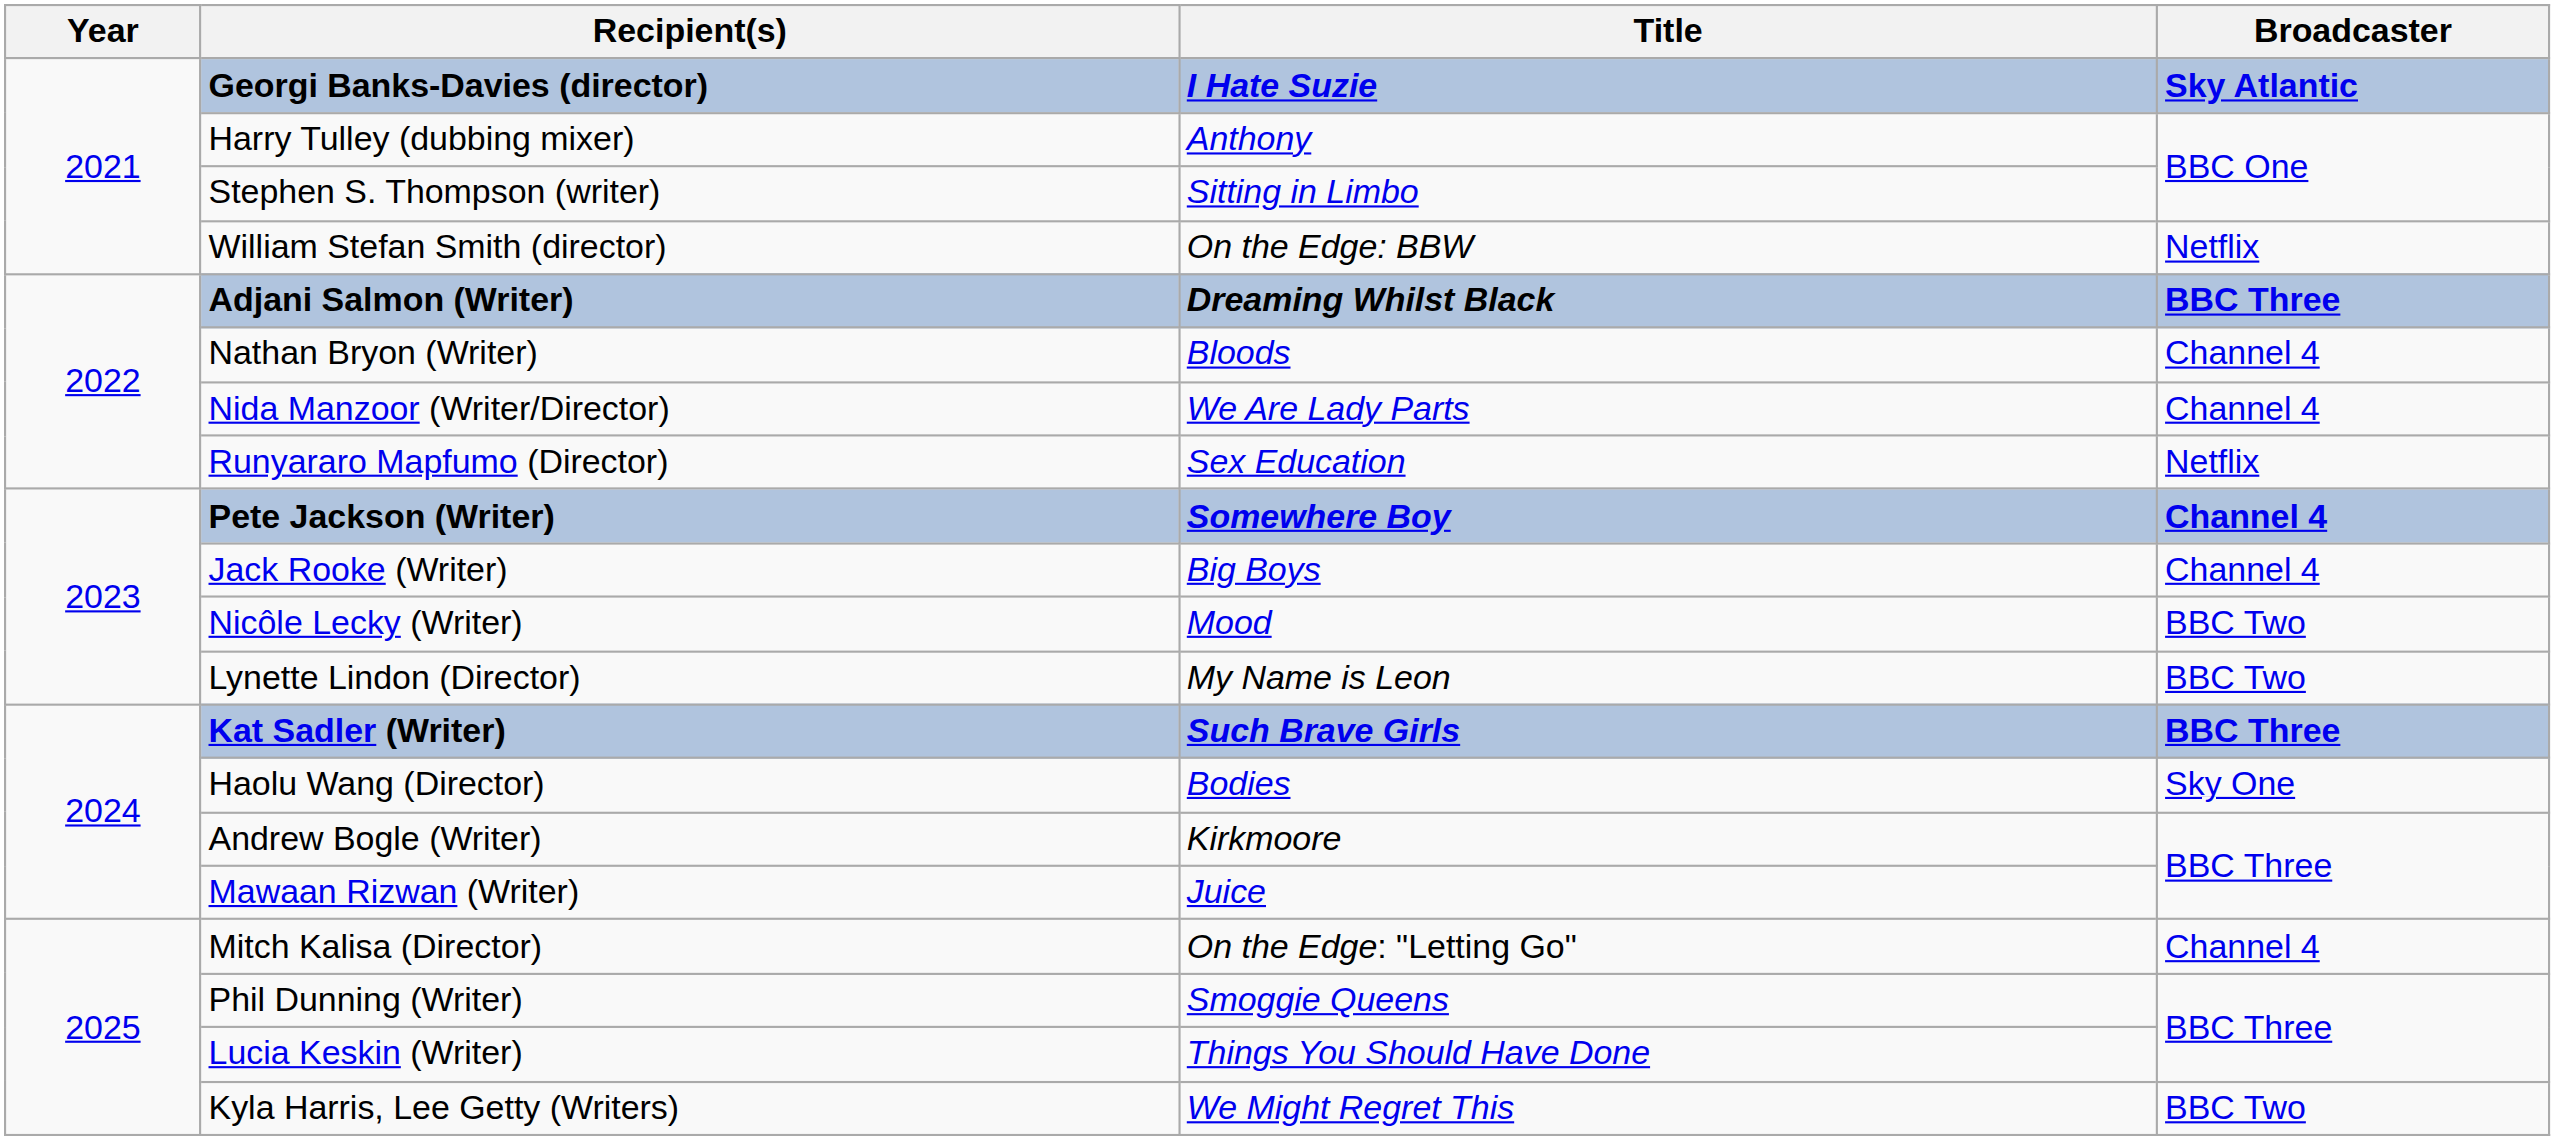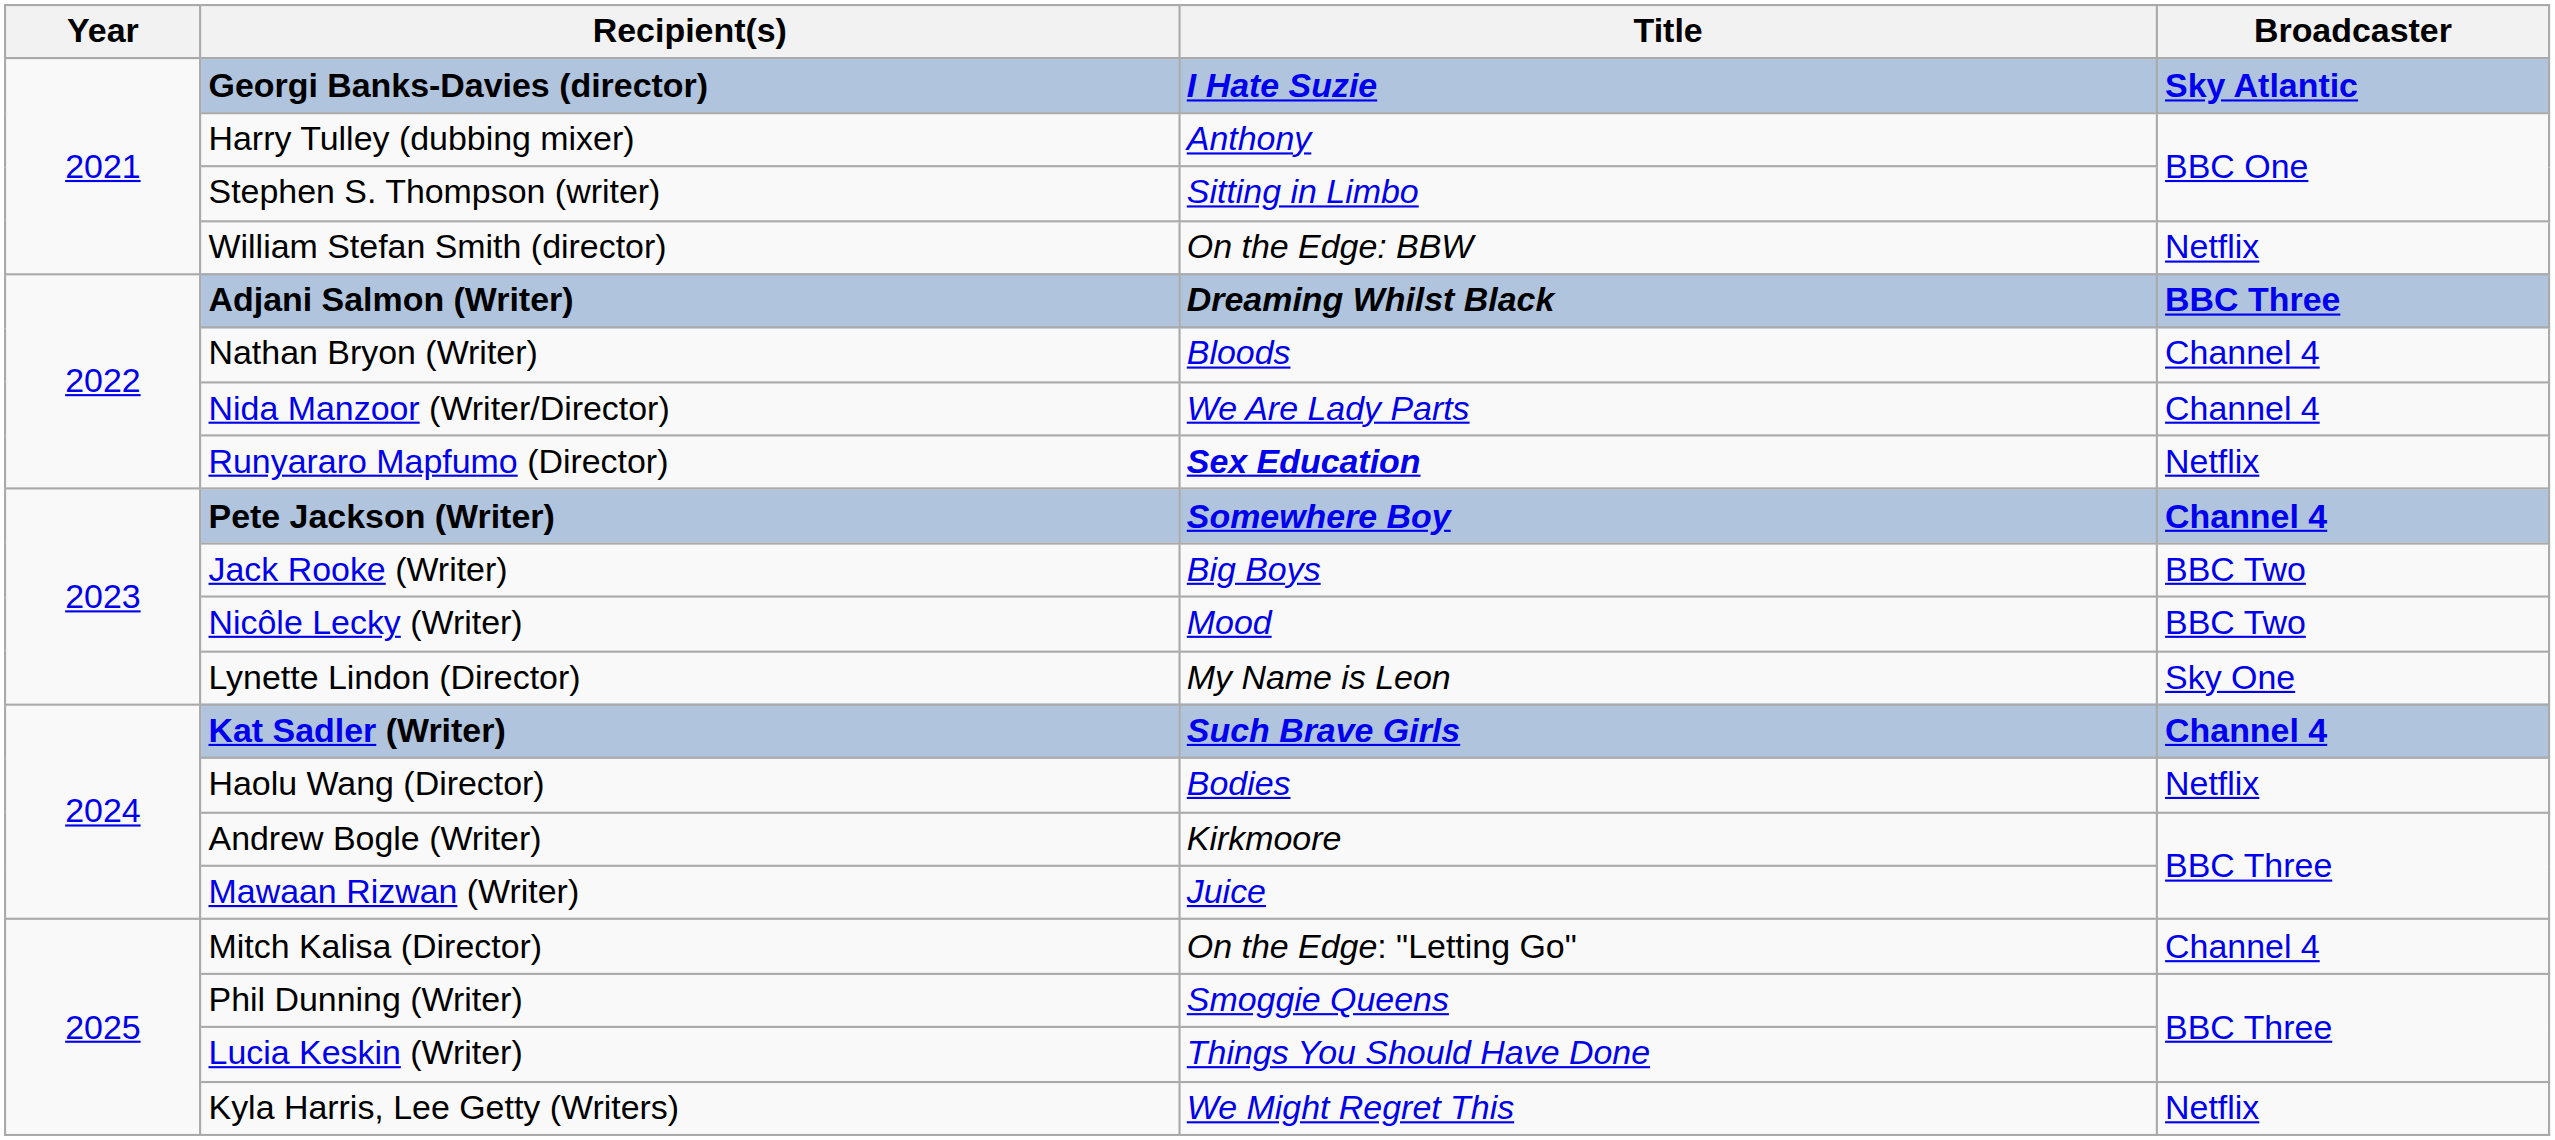(1296, 461) normal -> (1304, 461) bold
(2242, 569) Channel 4 -> (2235, 569) BBC Two
(2235, 676) BBC Two -> (2230, 676) Sky One
(2253, 730) BBC Three -> (2246, 730) Channel 4
(2230, 784) Sky One -> (2212, 784) Netflix
(2235, 1107) BBC Two -> (2212, 1107) Netflix
